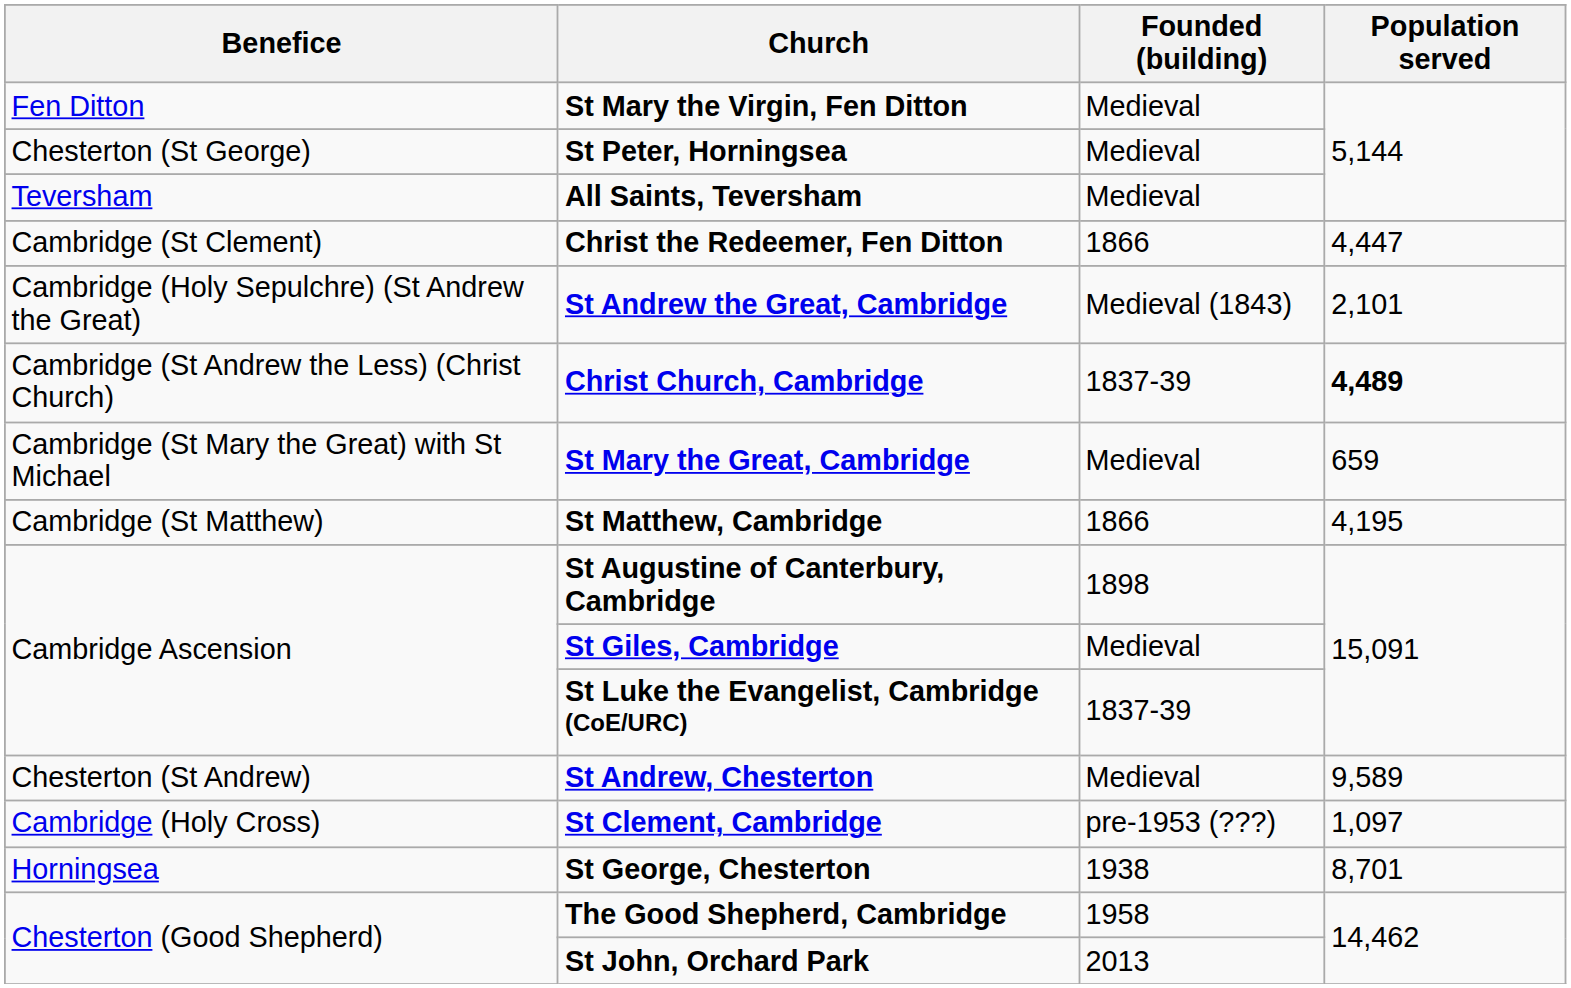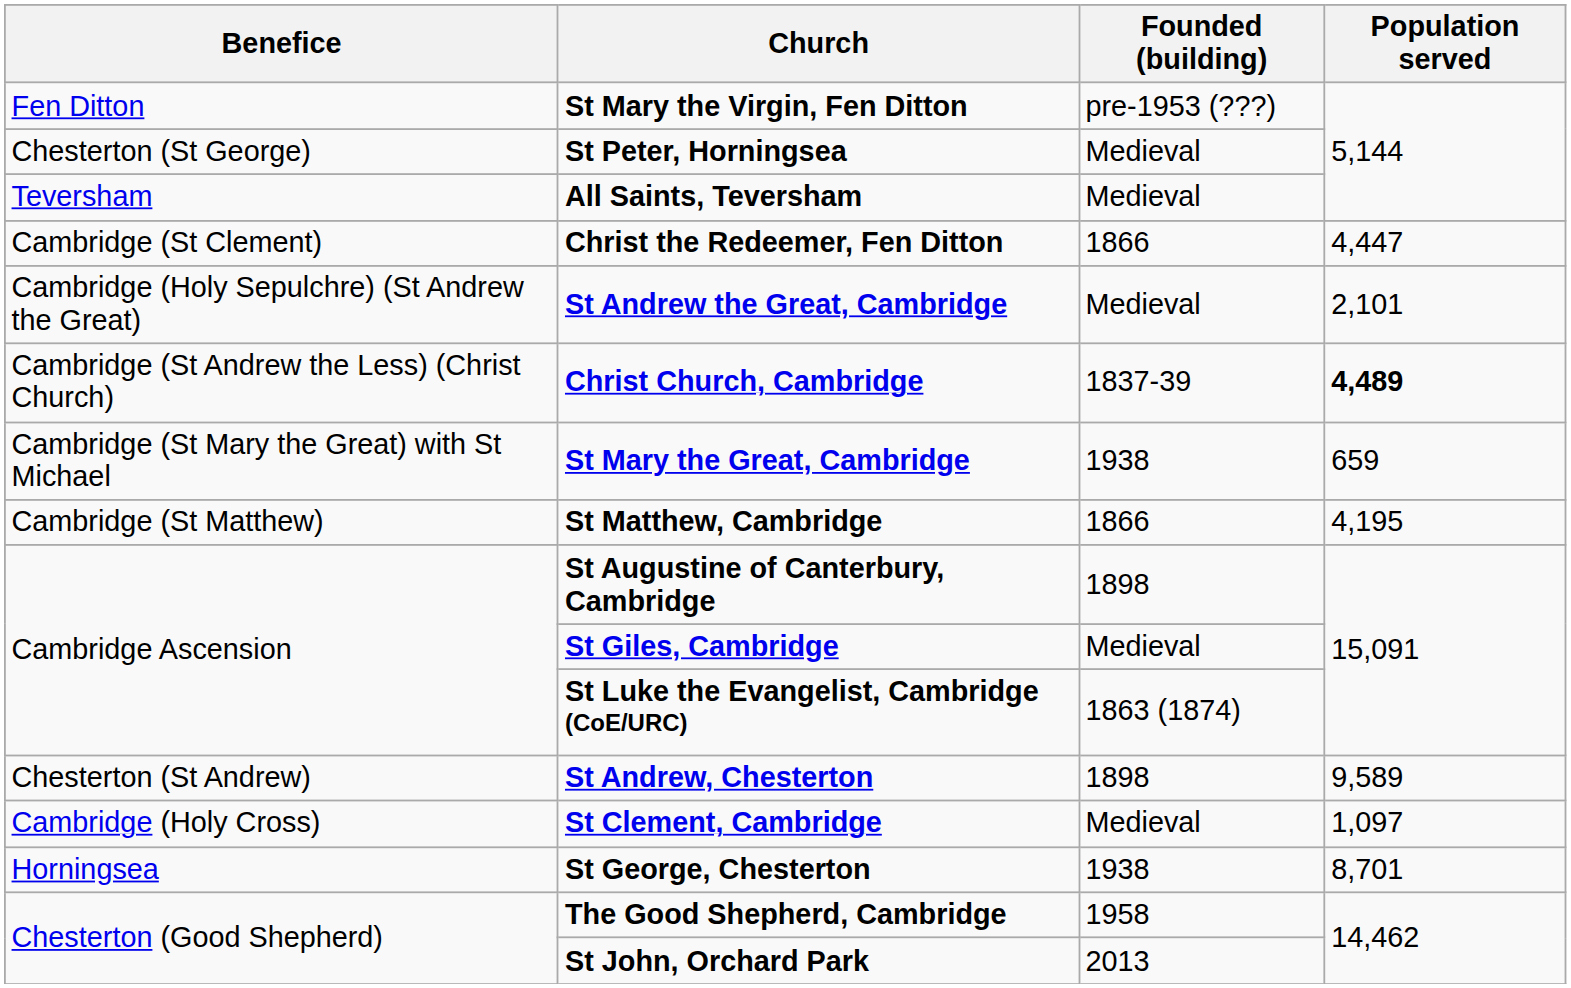(1143, 105) Medieval -> (1181, 105) pre-1953 (???)
(1189, 304) Medieval (1843) -> (1143, 304) Medieval
(1143, 460) Medieval -> (1118, 460) 1938
(1138, 711) 1837-39 -> (1163, 711) 1863 (1874)
(1143, 777) Medieval -> (1118, 777) 1898
(1181, 823) pre-1953 (???) -> (1143, 823) Medieval
